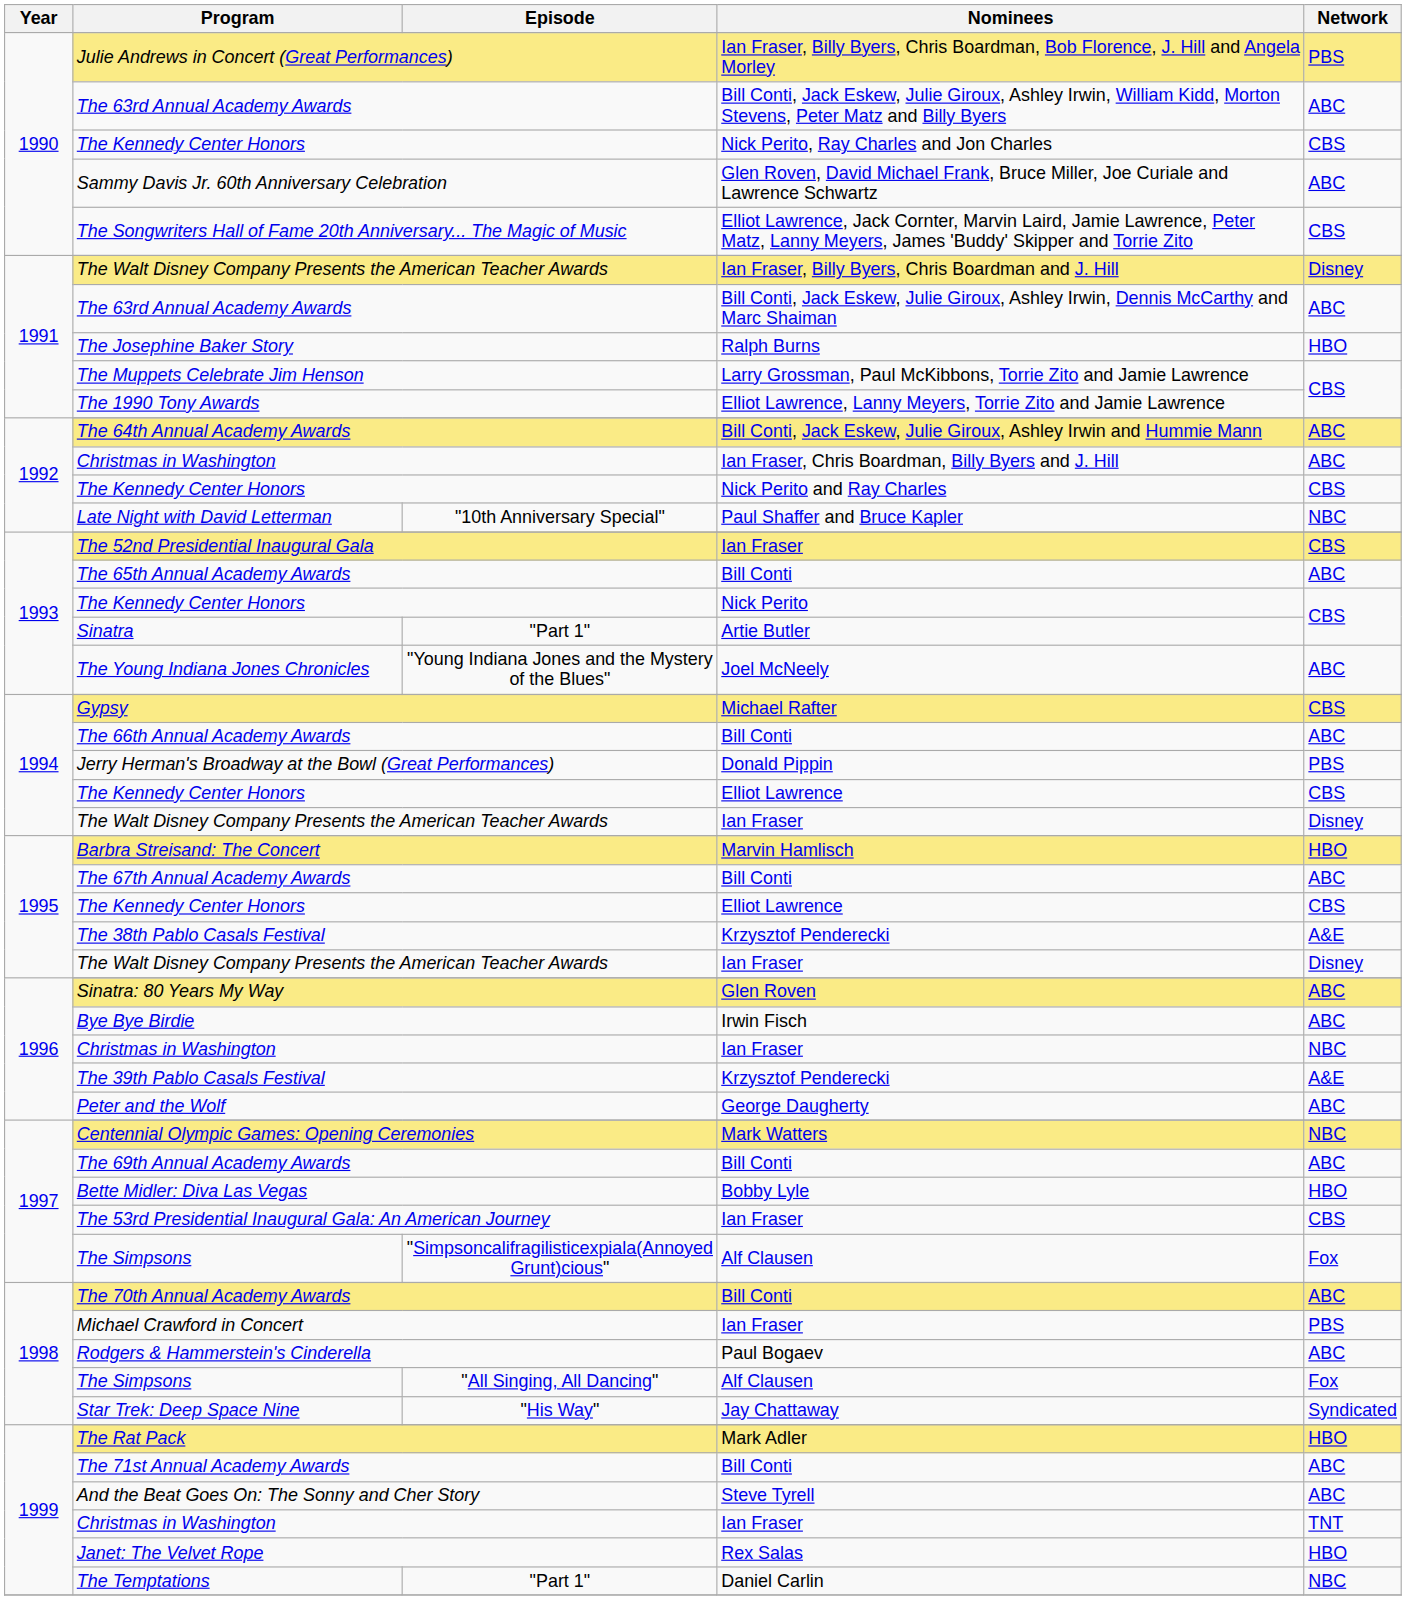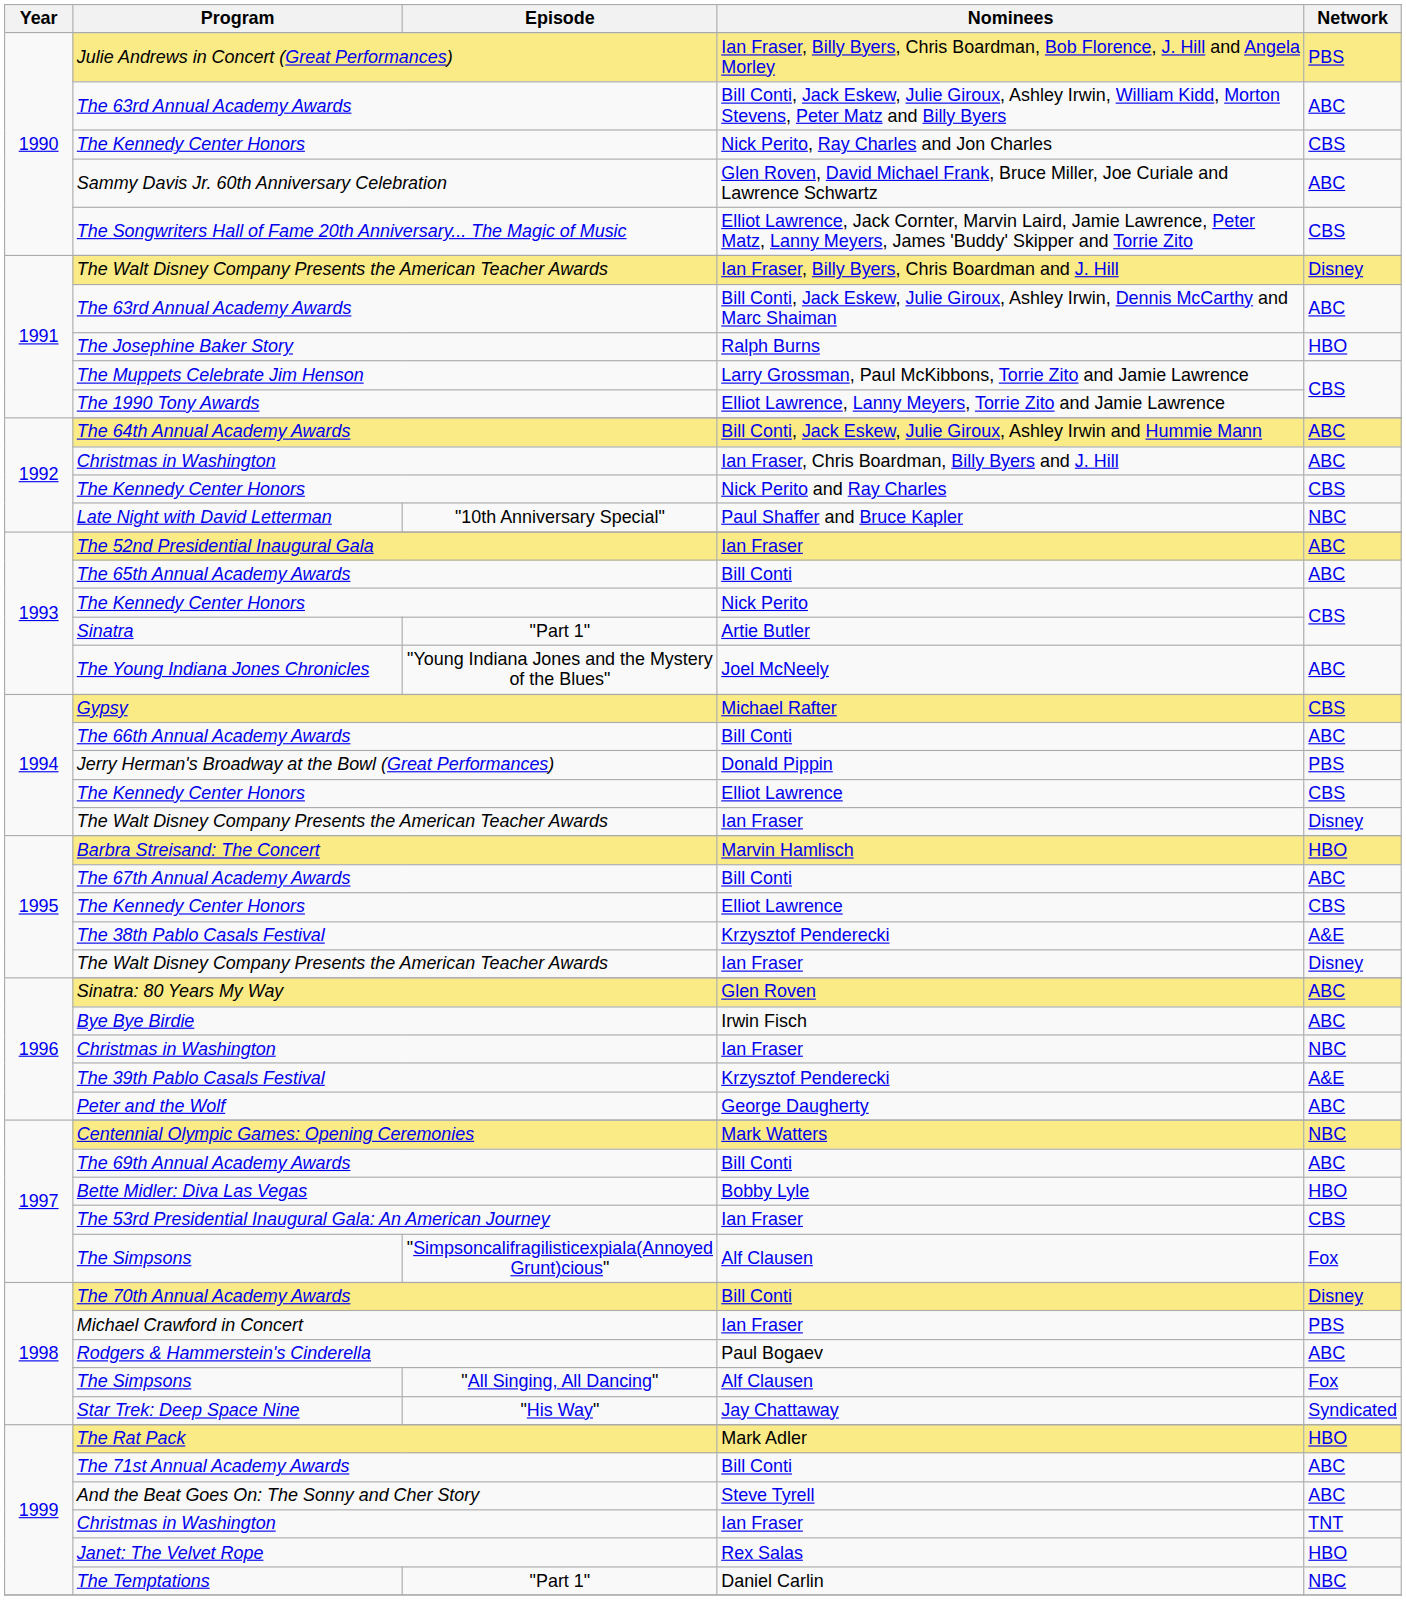(1327, 545) CBS -> (1327, 545) ABC
(1327, 1296) ABC -> (1336, 1296) Disney
